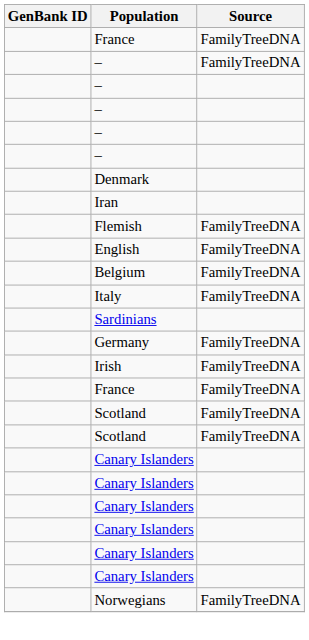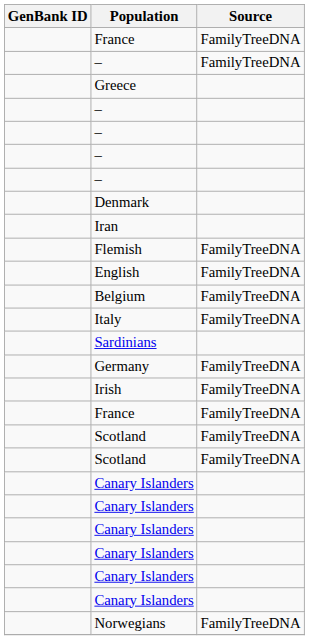+ row: (115, 86)
